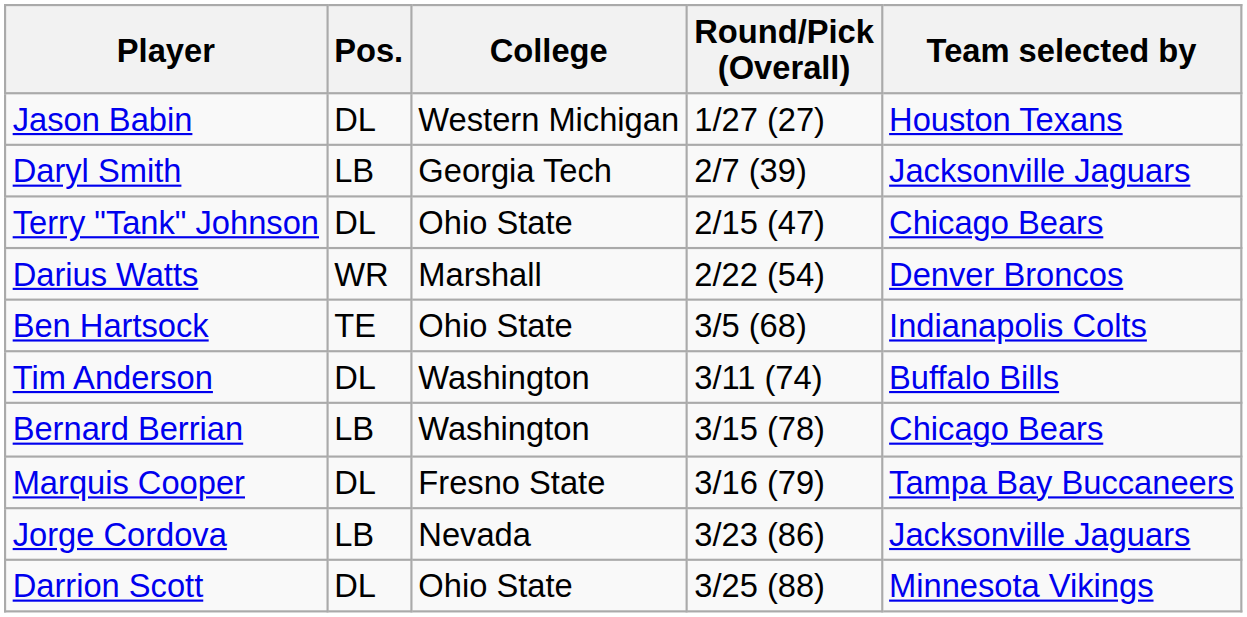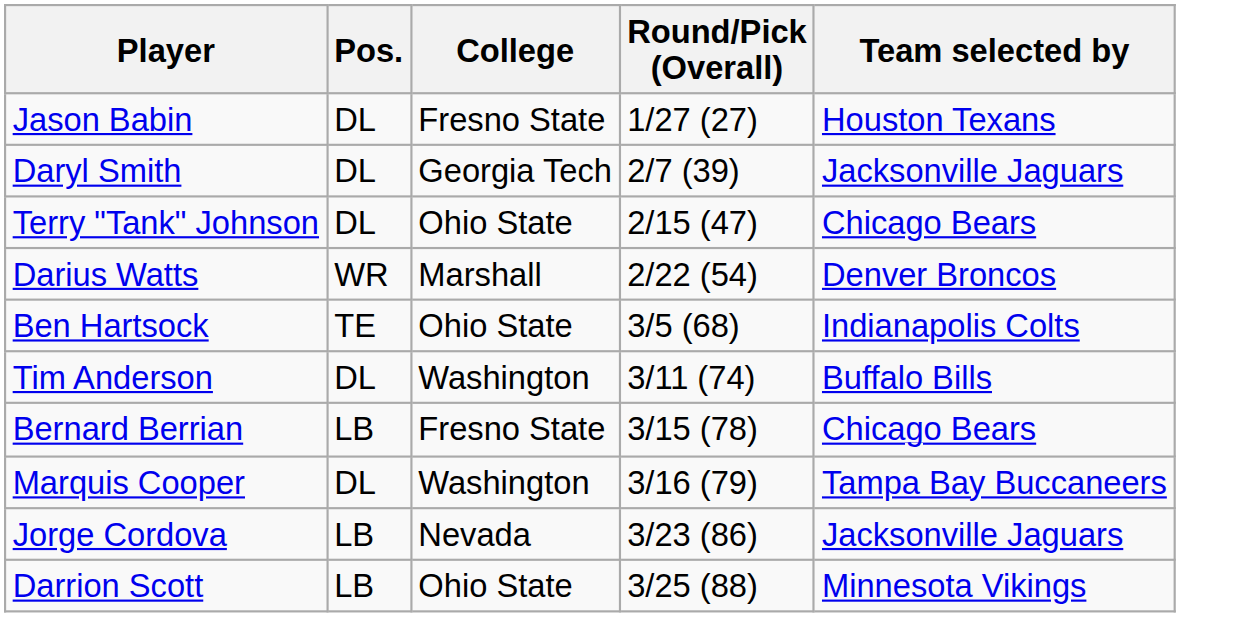(549, 119) Western Michigan -> (512, 119) Fresno State
(354, 171) LB -> (355, 171) DL
(504, 430) Washington -> (512, 430) Fresno State
(512, 482) Fresno State -> (504, 482) Washington
(355, 585) DL -> (354, 585) LB
